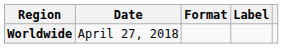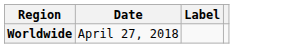- column: (206, 14)
